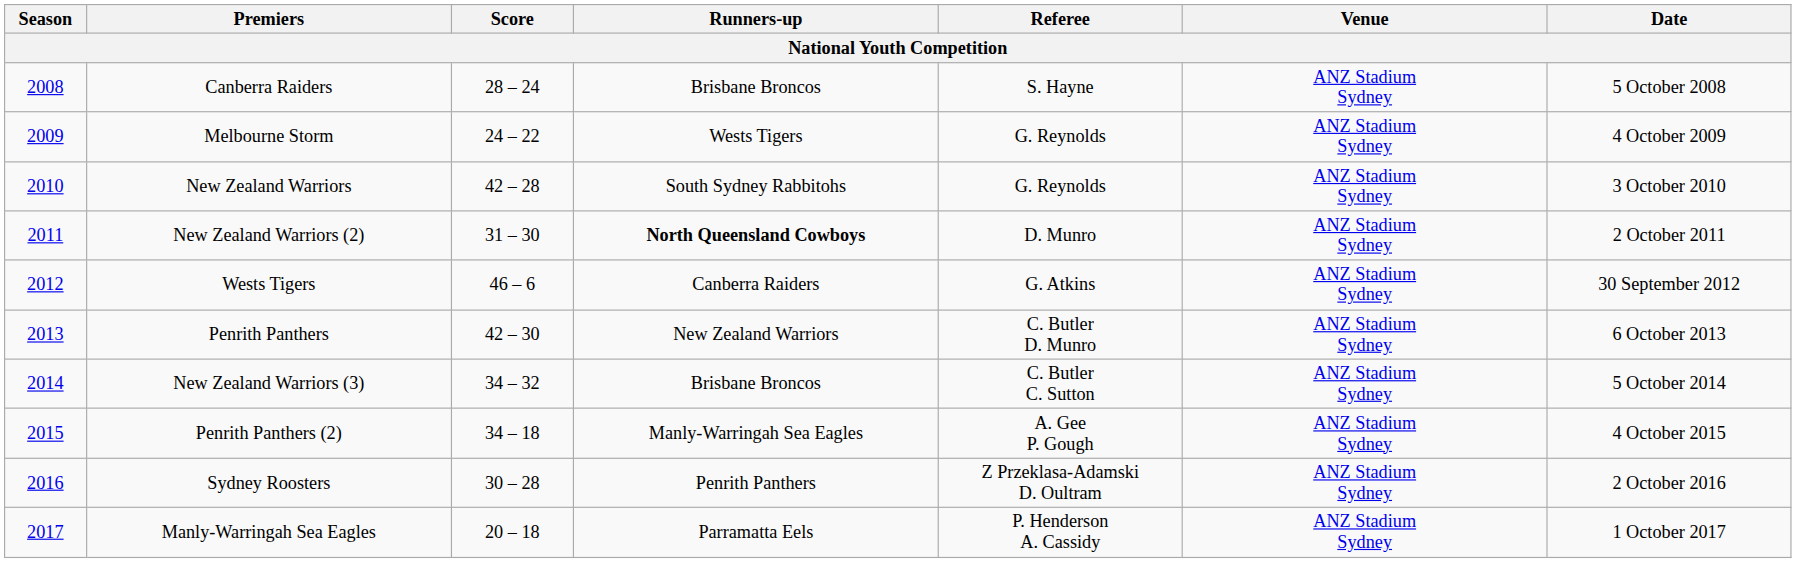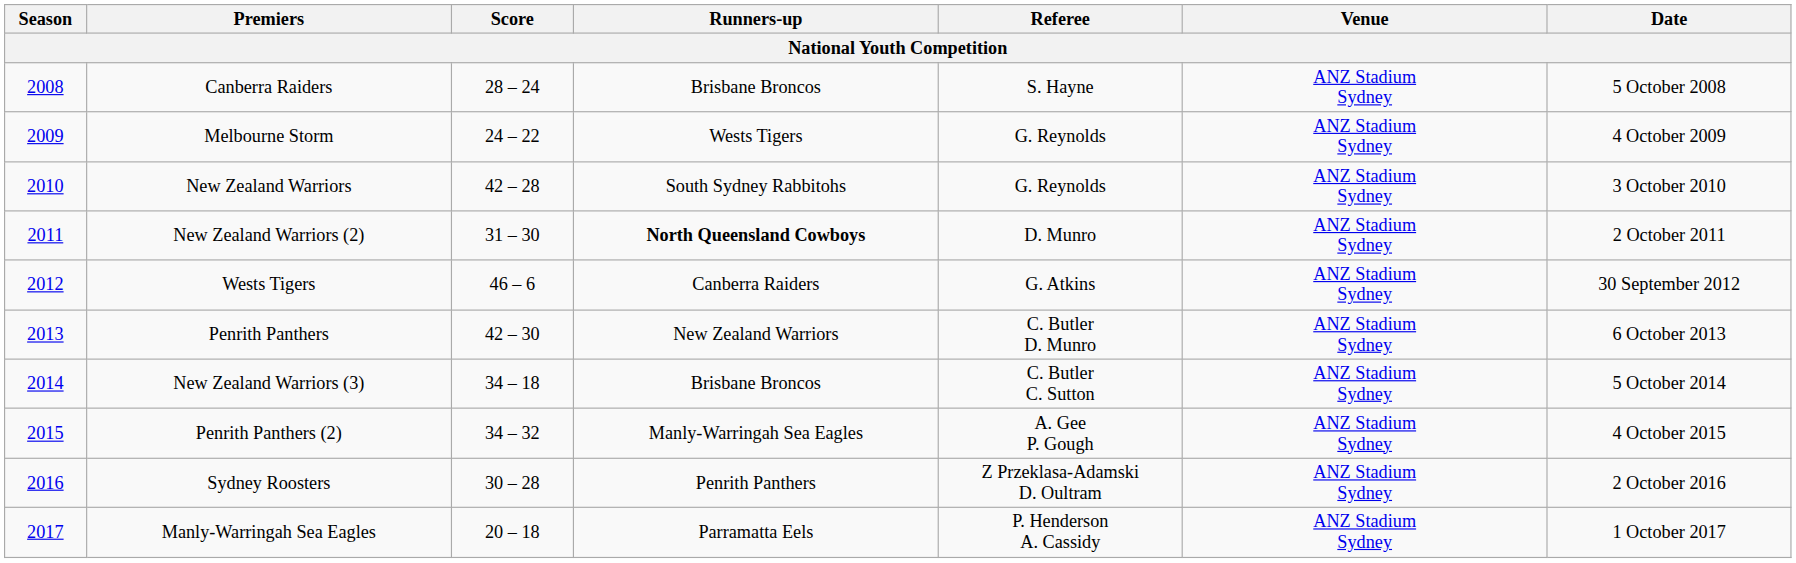(512, 383) 34 – 32 -> (512, 383) 34 – 18
(512, 433) 34 – 18 -> (512, 433) 34 – 32
